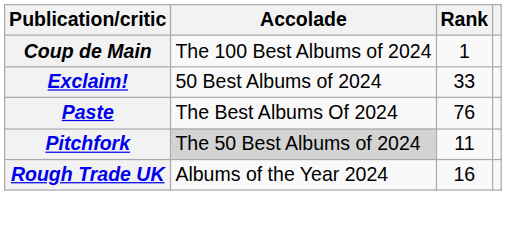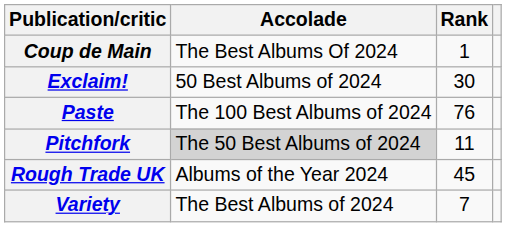(303, 50) The 100 Best Albums of 2024 -> (287, 50) The Best Albums Of 2024
(464, 81) 33 -> (464, 81) 30
(287, 112) The Best Albums Of 2024 -> (303, 112) The 100 Best Albums of 2024
(464, 174) 16 -> (464, 174) 45
+ row: (88, 205)
